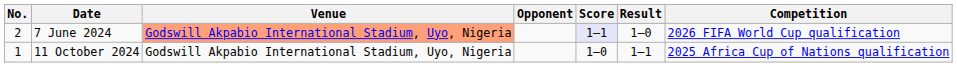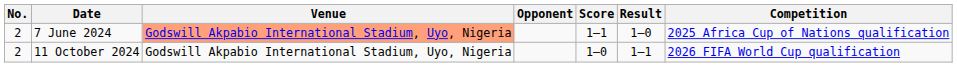(597, 33) lavender background -> (597, 33) no background
(784, 33) 2026 FIFA World Cup qualification -> (809, 33) 2025 Africa Cup of Nations qualification
(18, 52) 1 -> (18, 52) 2
(809, 52) 2025 Africa Cup of Nations qualification -> (784, 52) 2026 FIFA World Cup qualification
